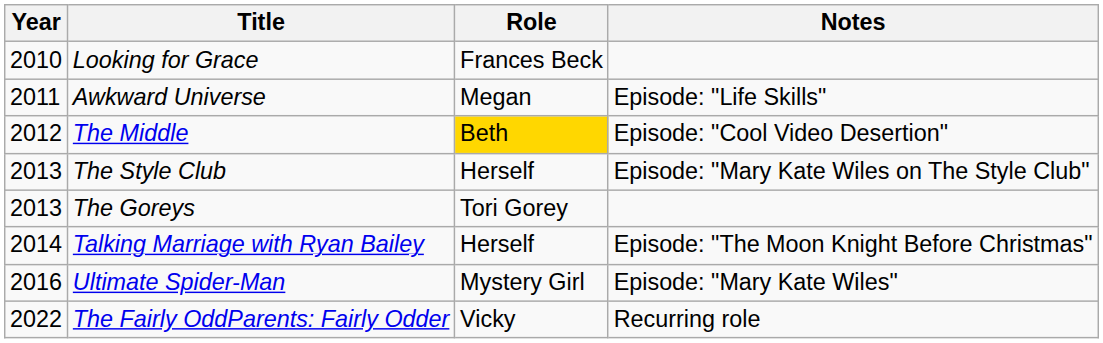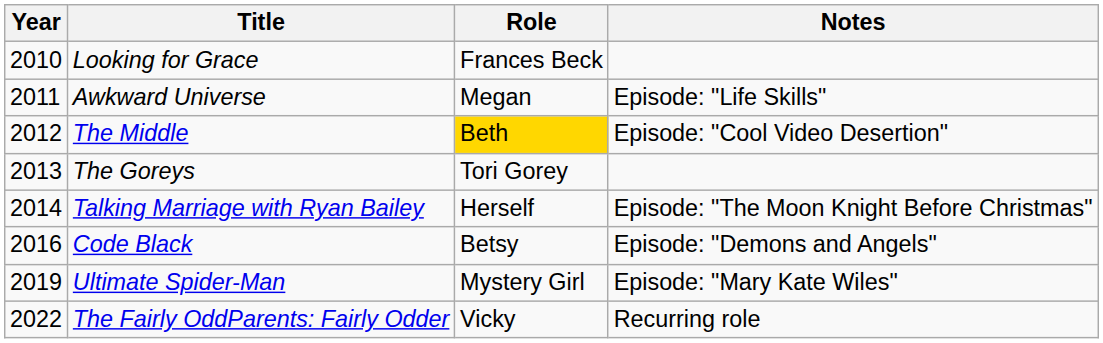- row: (149, 171)
+ row: (133, 245)
(36, 282) 2016 -> (36, 282) 2019
